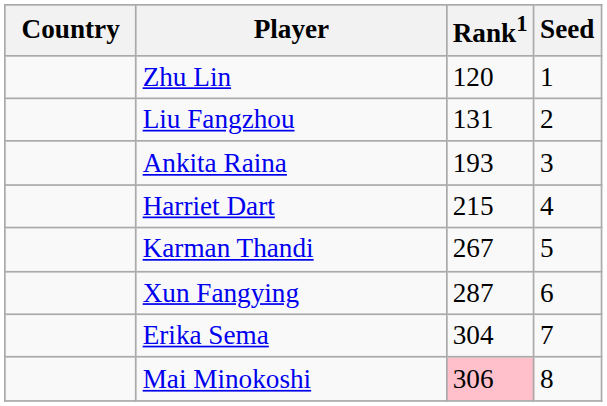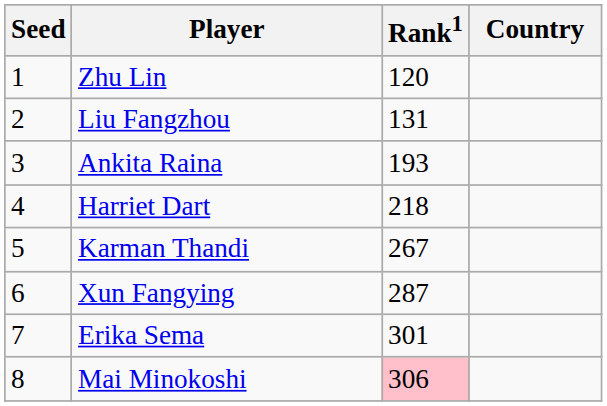columns swapped: (71, 29) <-> (567, 29)
(473, 205) 215 -> (408, 205) 218
(473, 335) 304 -> (408, 335) 301
